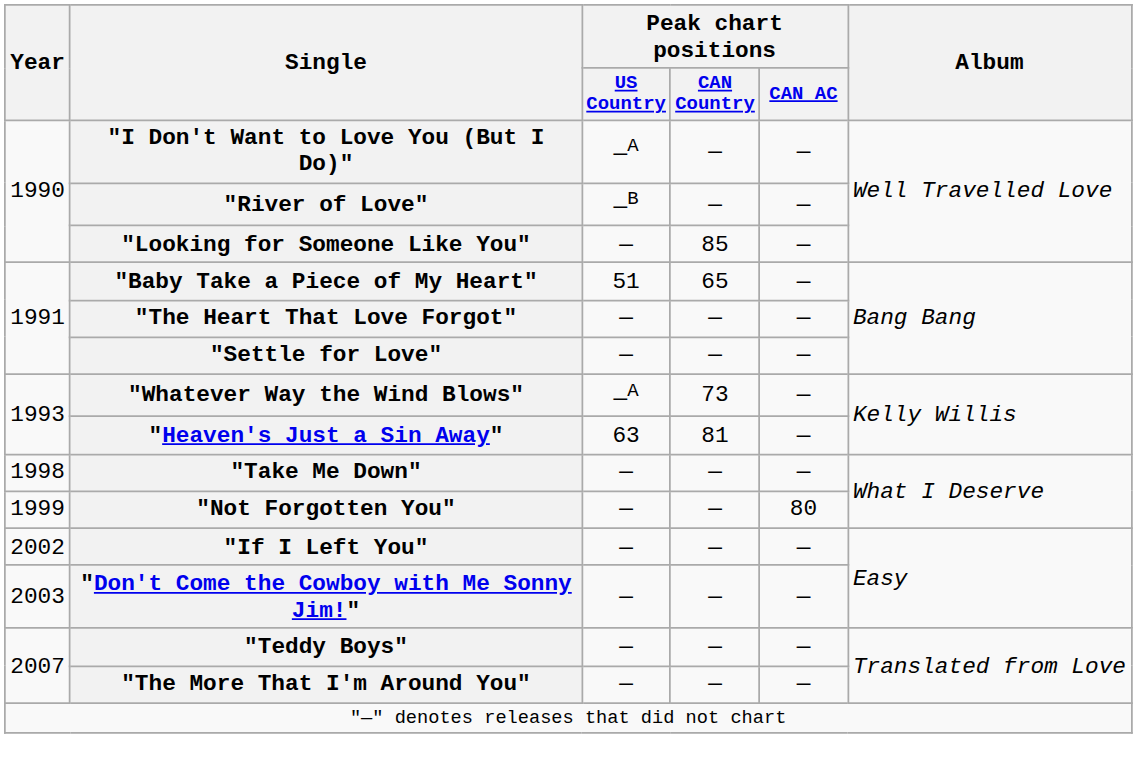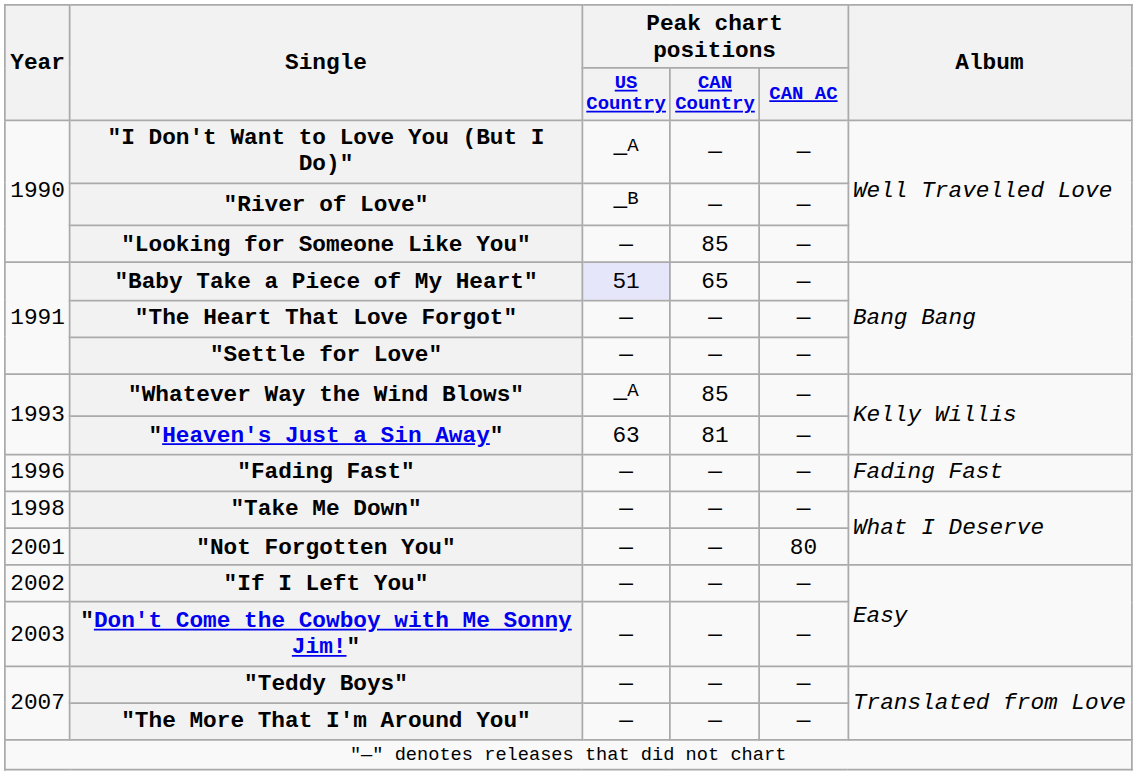(626, 281) no background -> (626, 281) lavender background
(715, 395) 73 -> (715, 395) 85
+ row: (326, 473)
(38, 510) 1999 -> (38, 547) 2001
